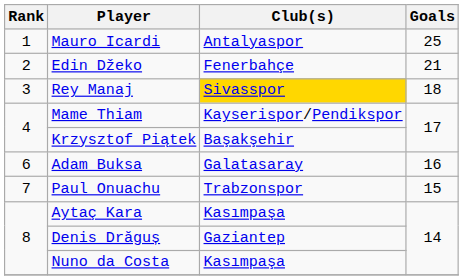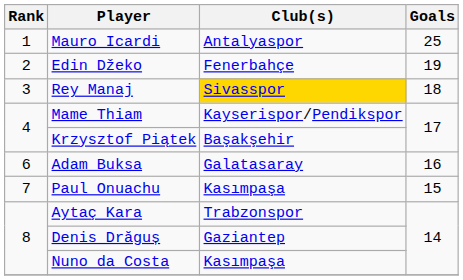(432, 66) 21 -> (432, 66) 19
(253, 189) Trabzonspor -> (244, 189) Kasımpaşa
(244, 213) Kasımpaşa -> (253, 213) Trabzonspor
